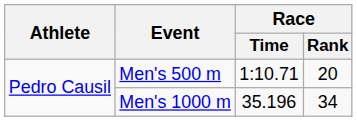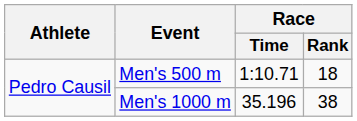(328, 74) 20 -> (328, 74) 18
(328, 102) 34 -> (328, 102) 38
